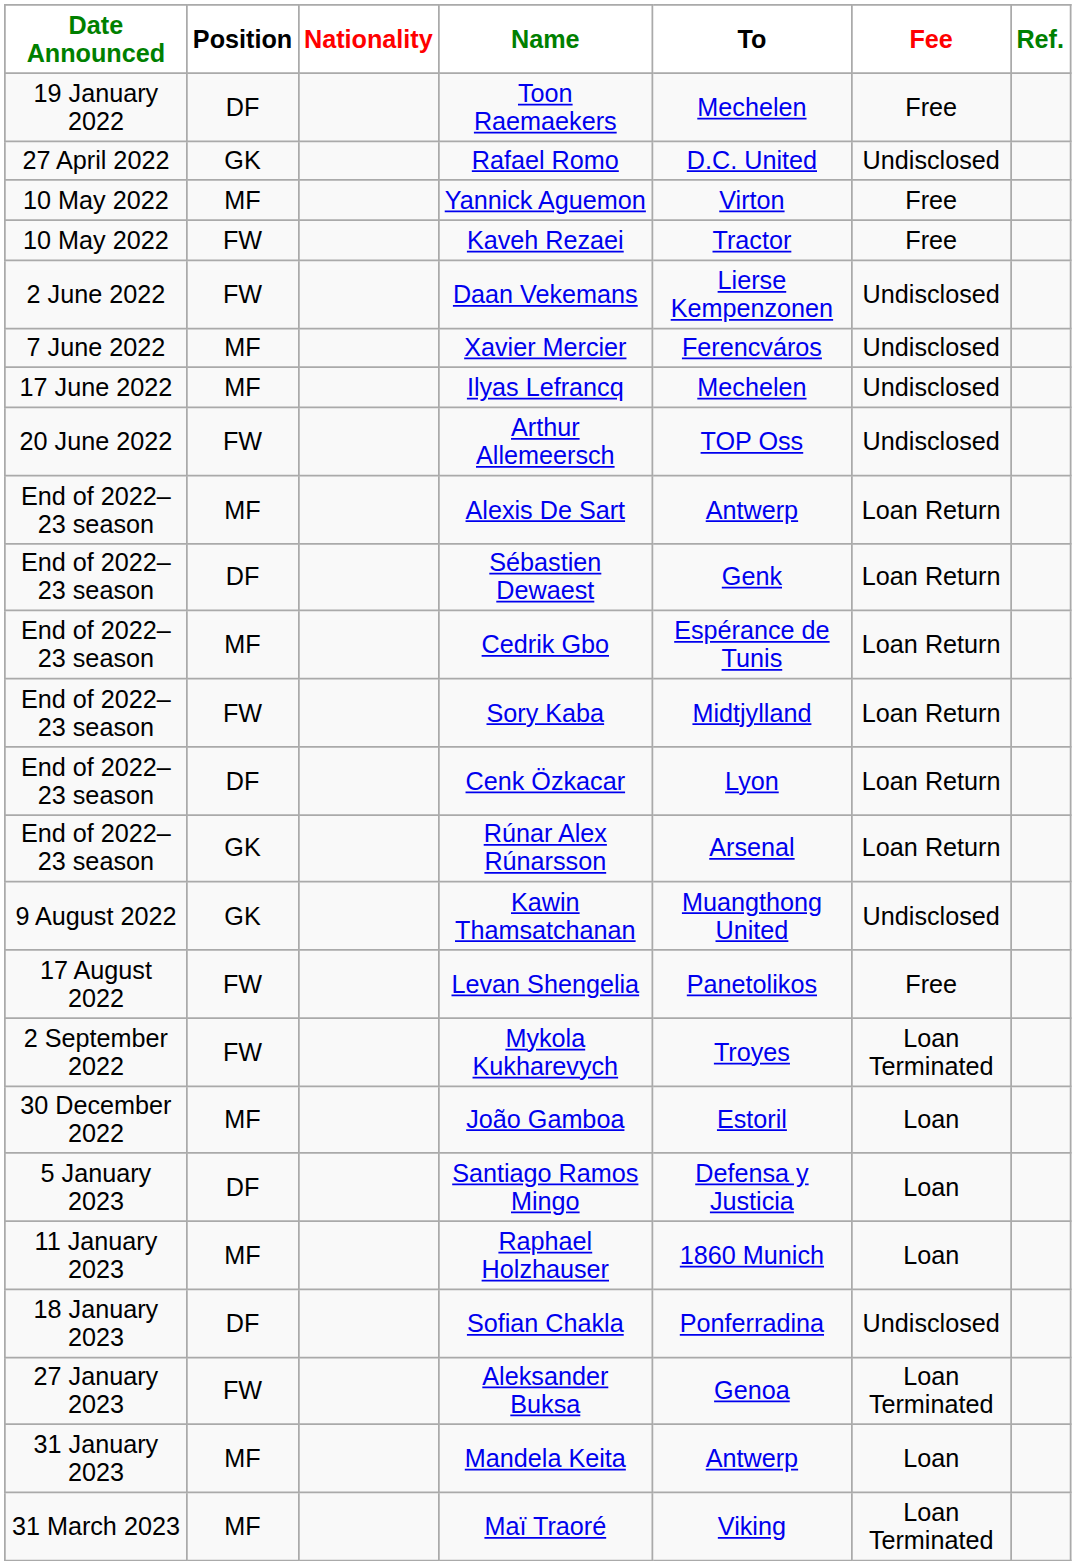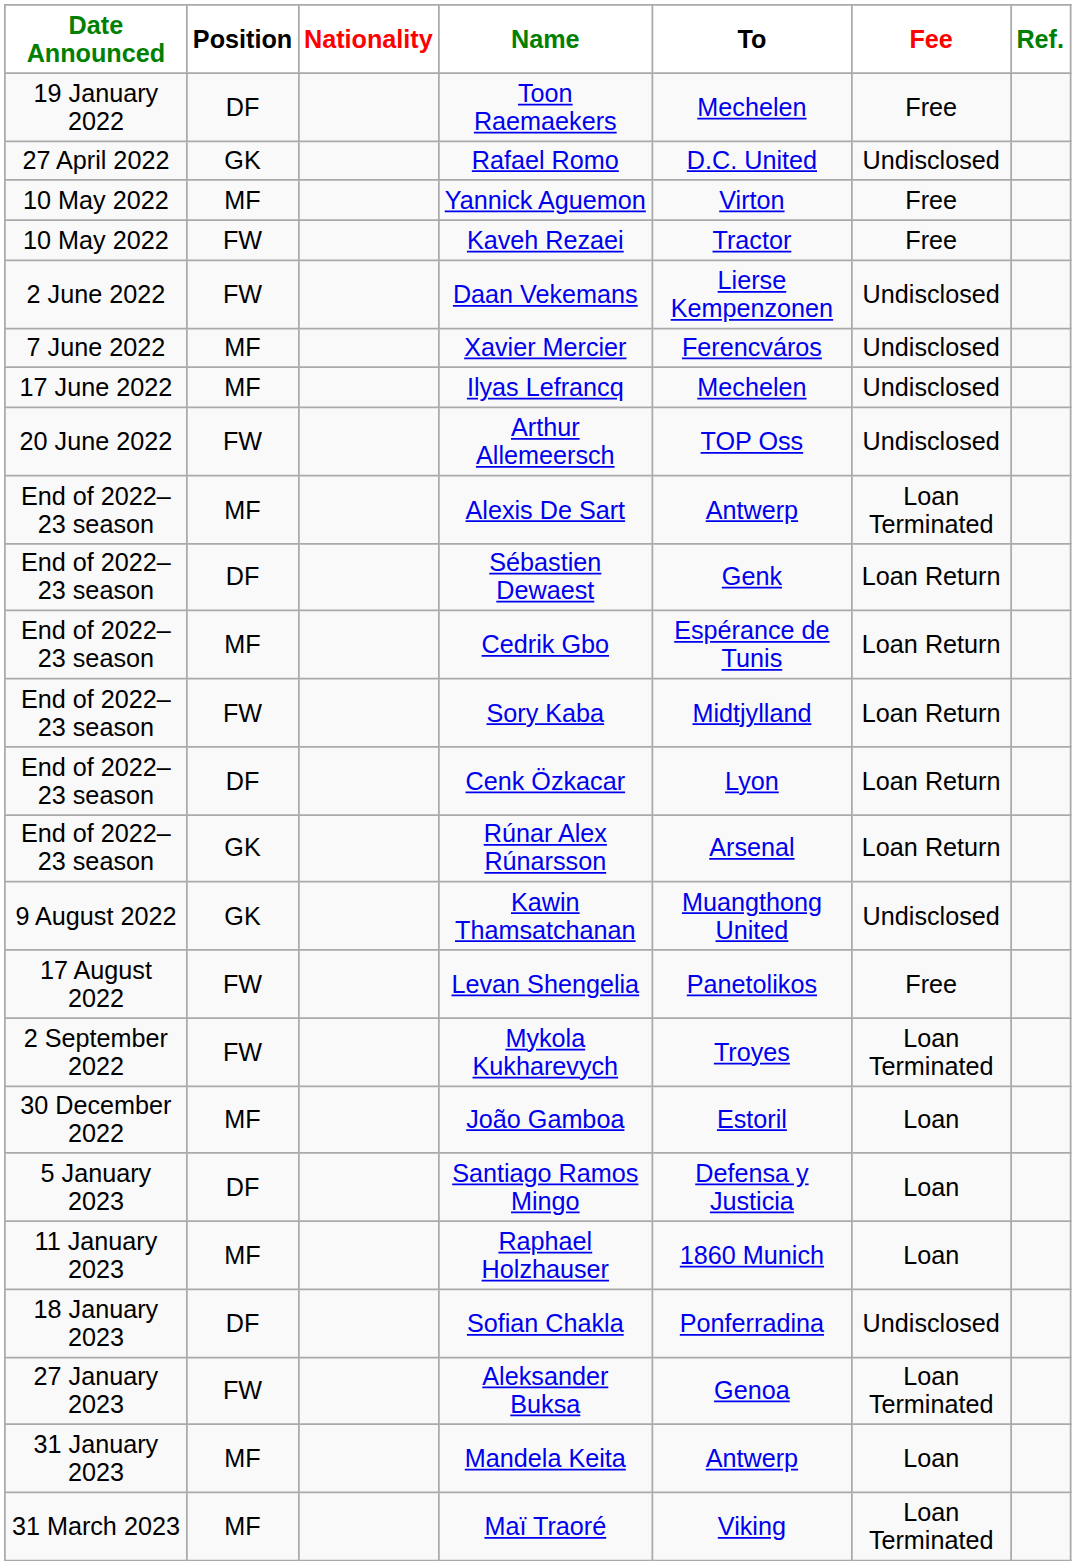(931, 509) Loan Return -> (931, 509) Loan Terminated
